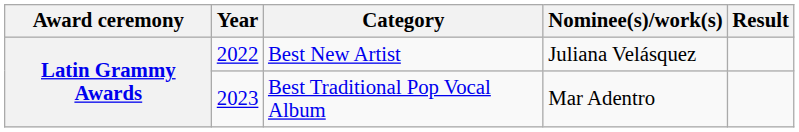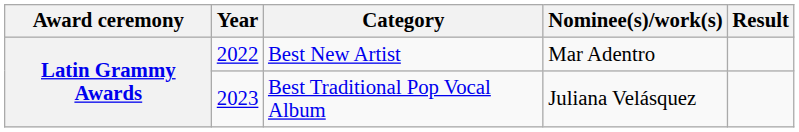(622, 53) Juliana Velásquez -> (602, 53) Mar Adentro
(602, 98) Mar Adentro -> (622, 98) Juliana Velásquez
